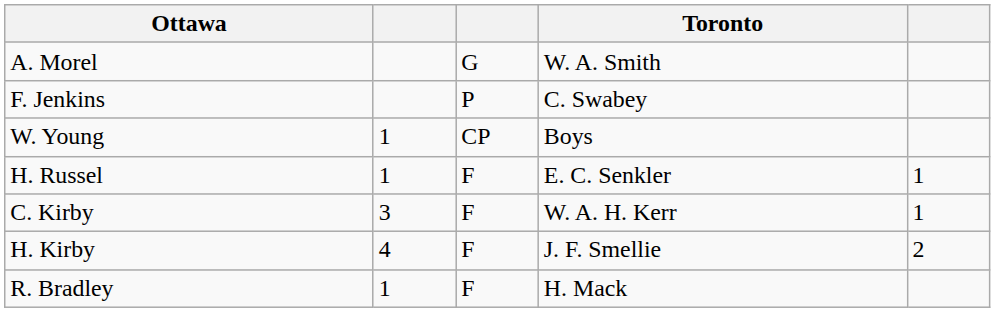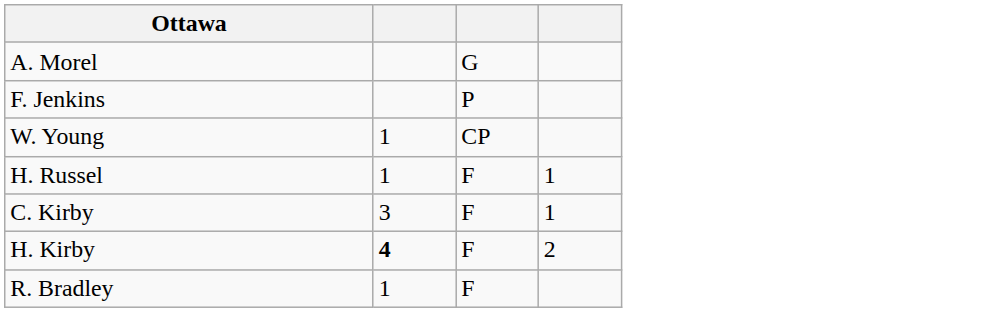- column: (723, 23)
(385, 250) normal -> (385, 250) bold
